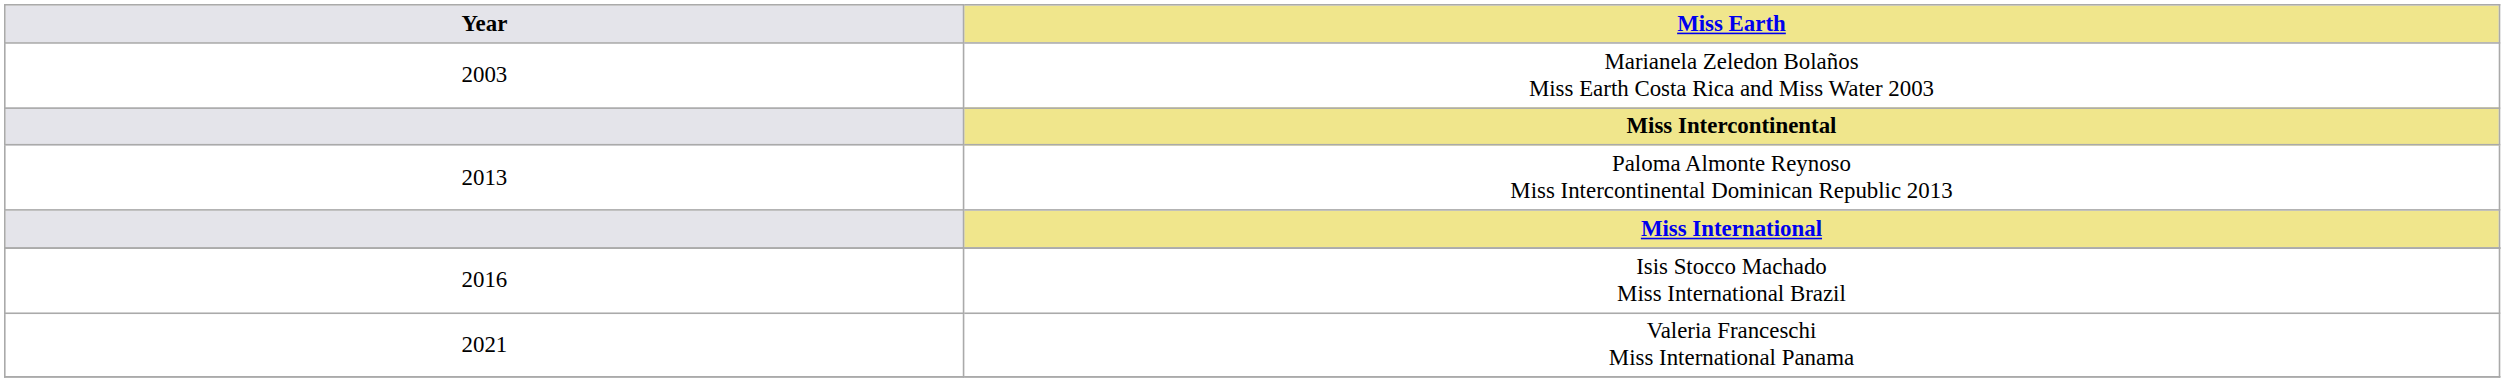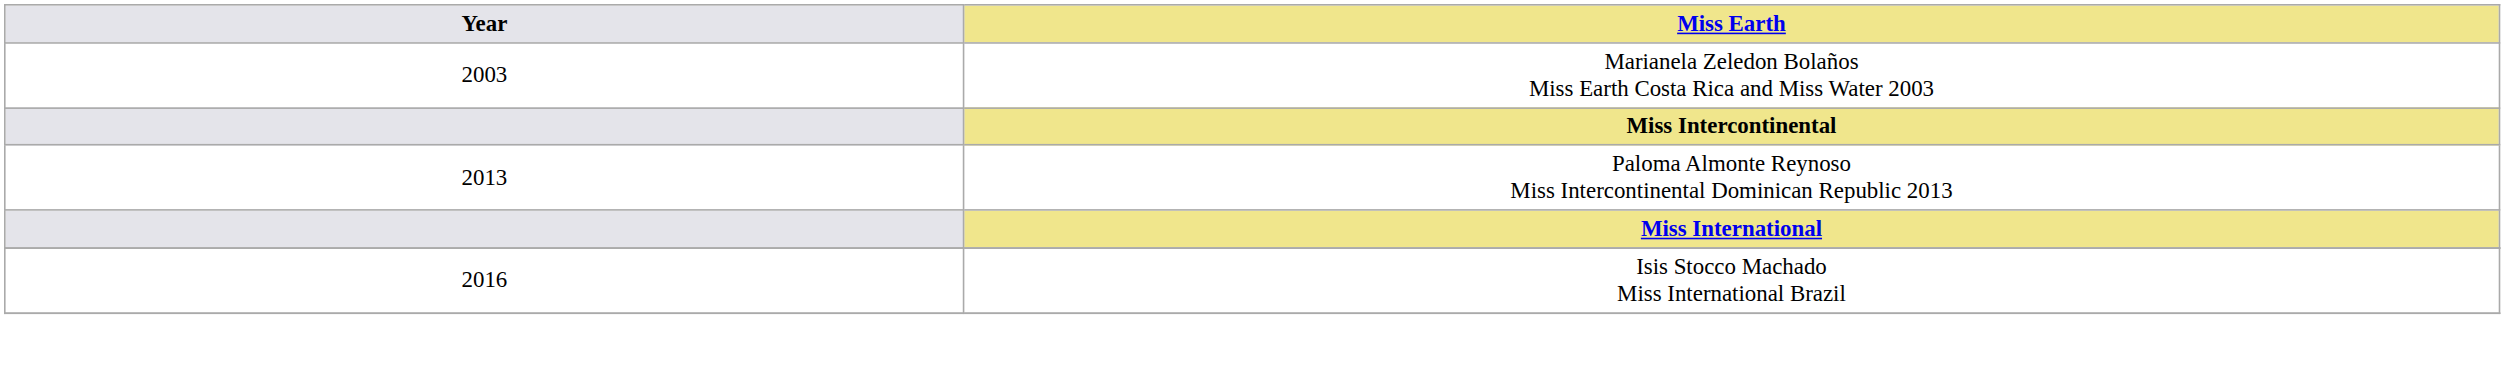- row: (1731, 344)
